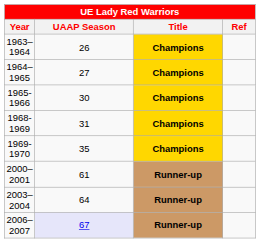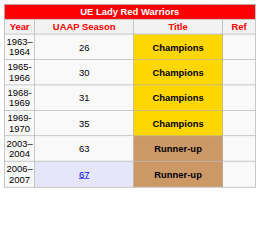- row: (20, 73)
- row: (20, 174)
(84, 200) 64 -> (84, 149) 63
